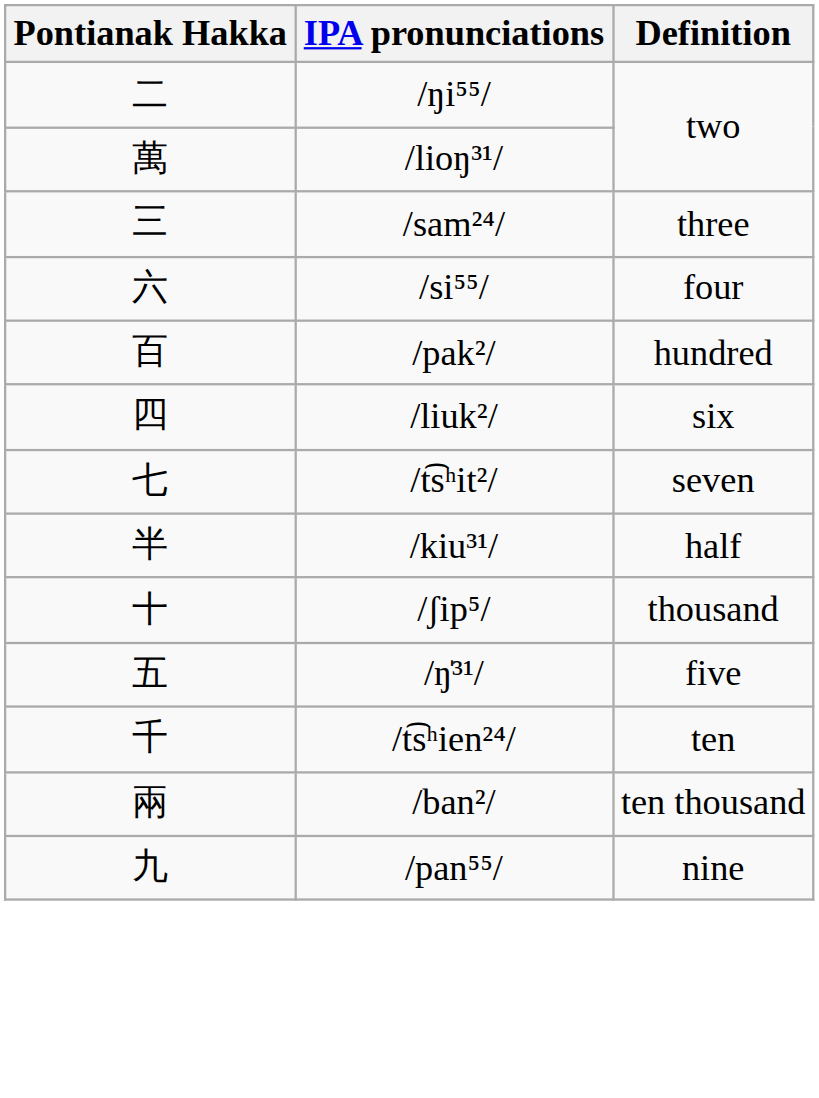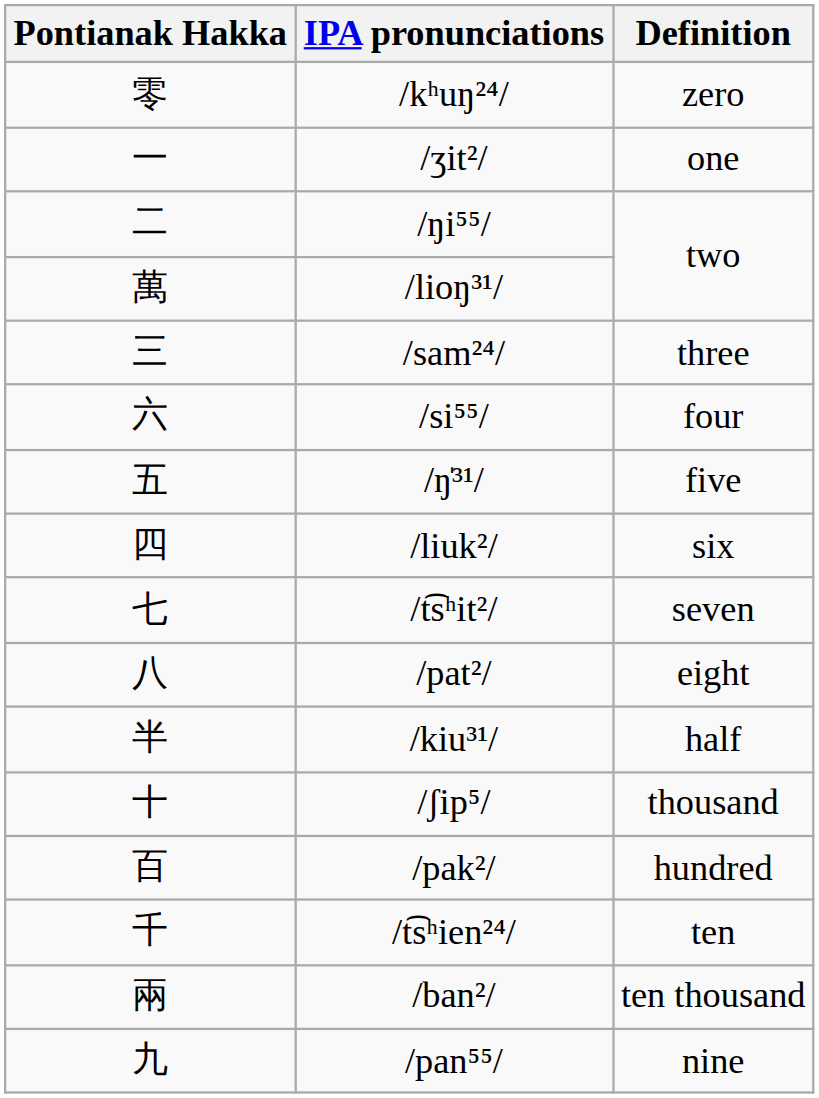+ row: (454, 94)
+ row: (454, 158)
rows swapped: (454, 674) <-> (454, 351)
+ row: (454, 674)
